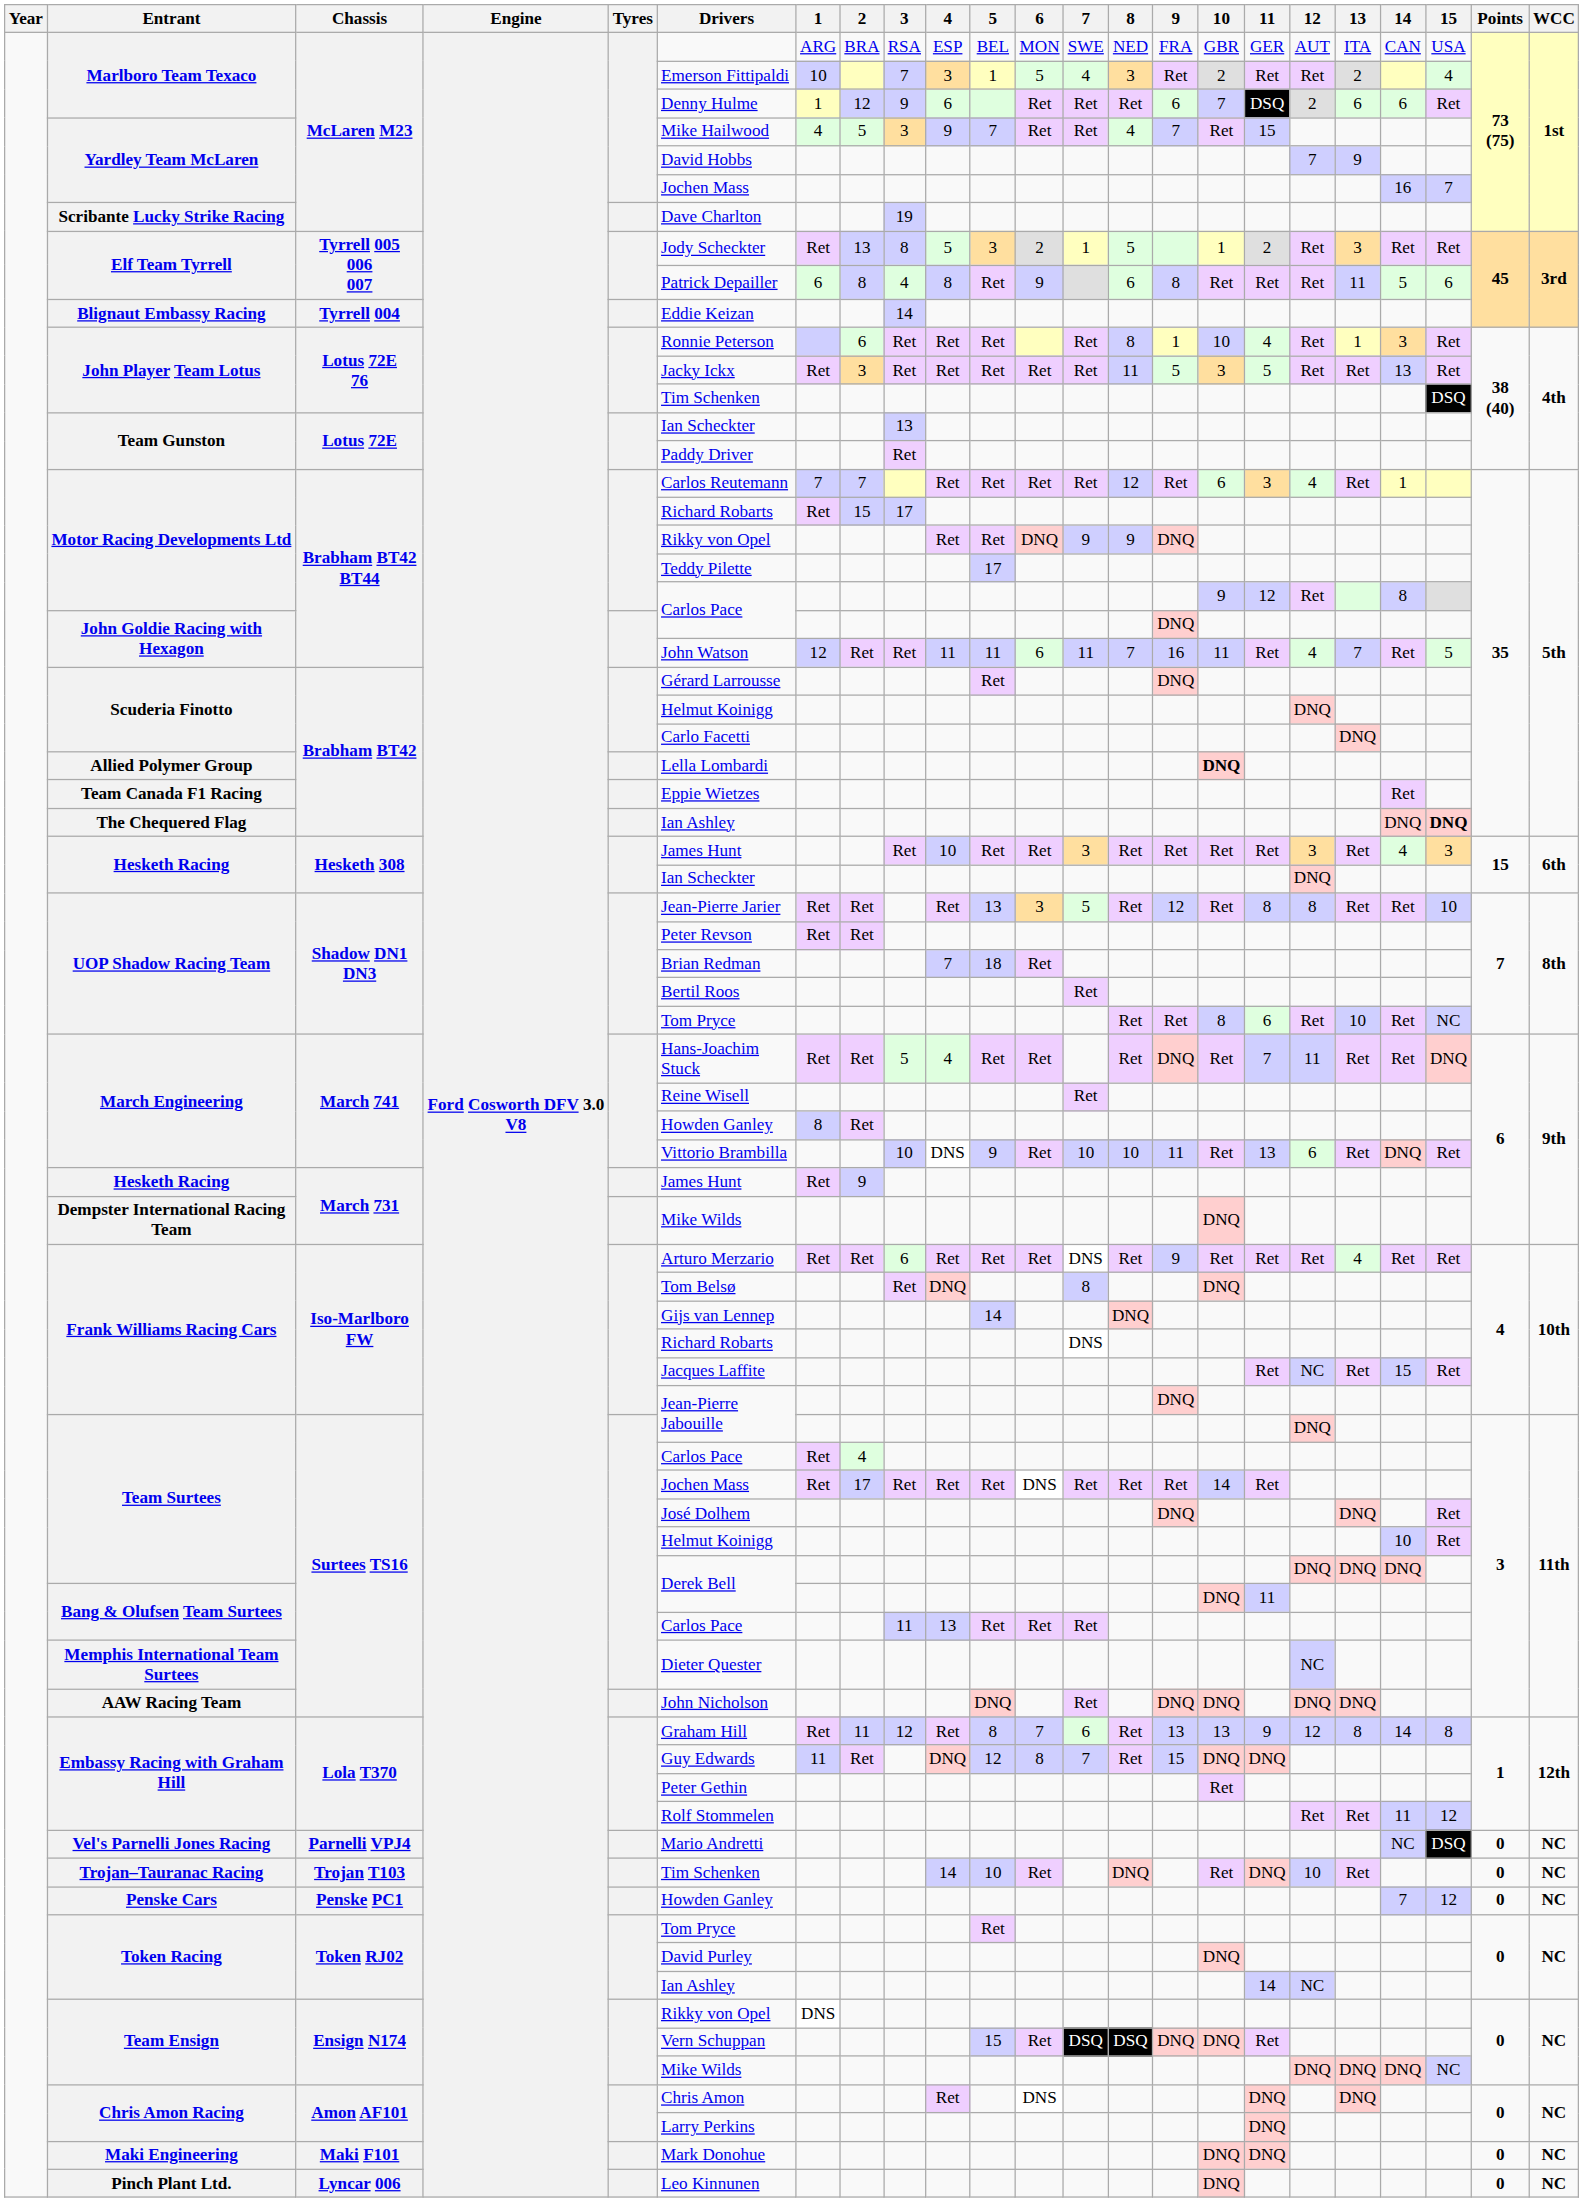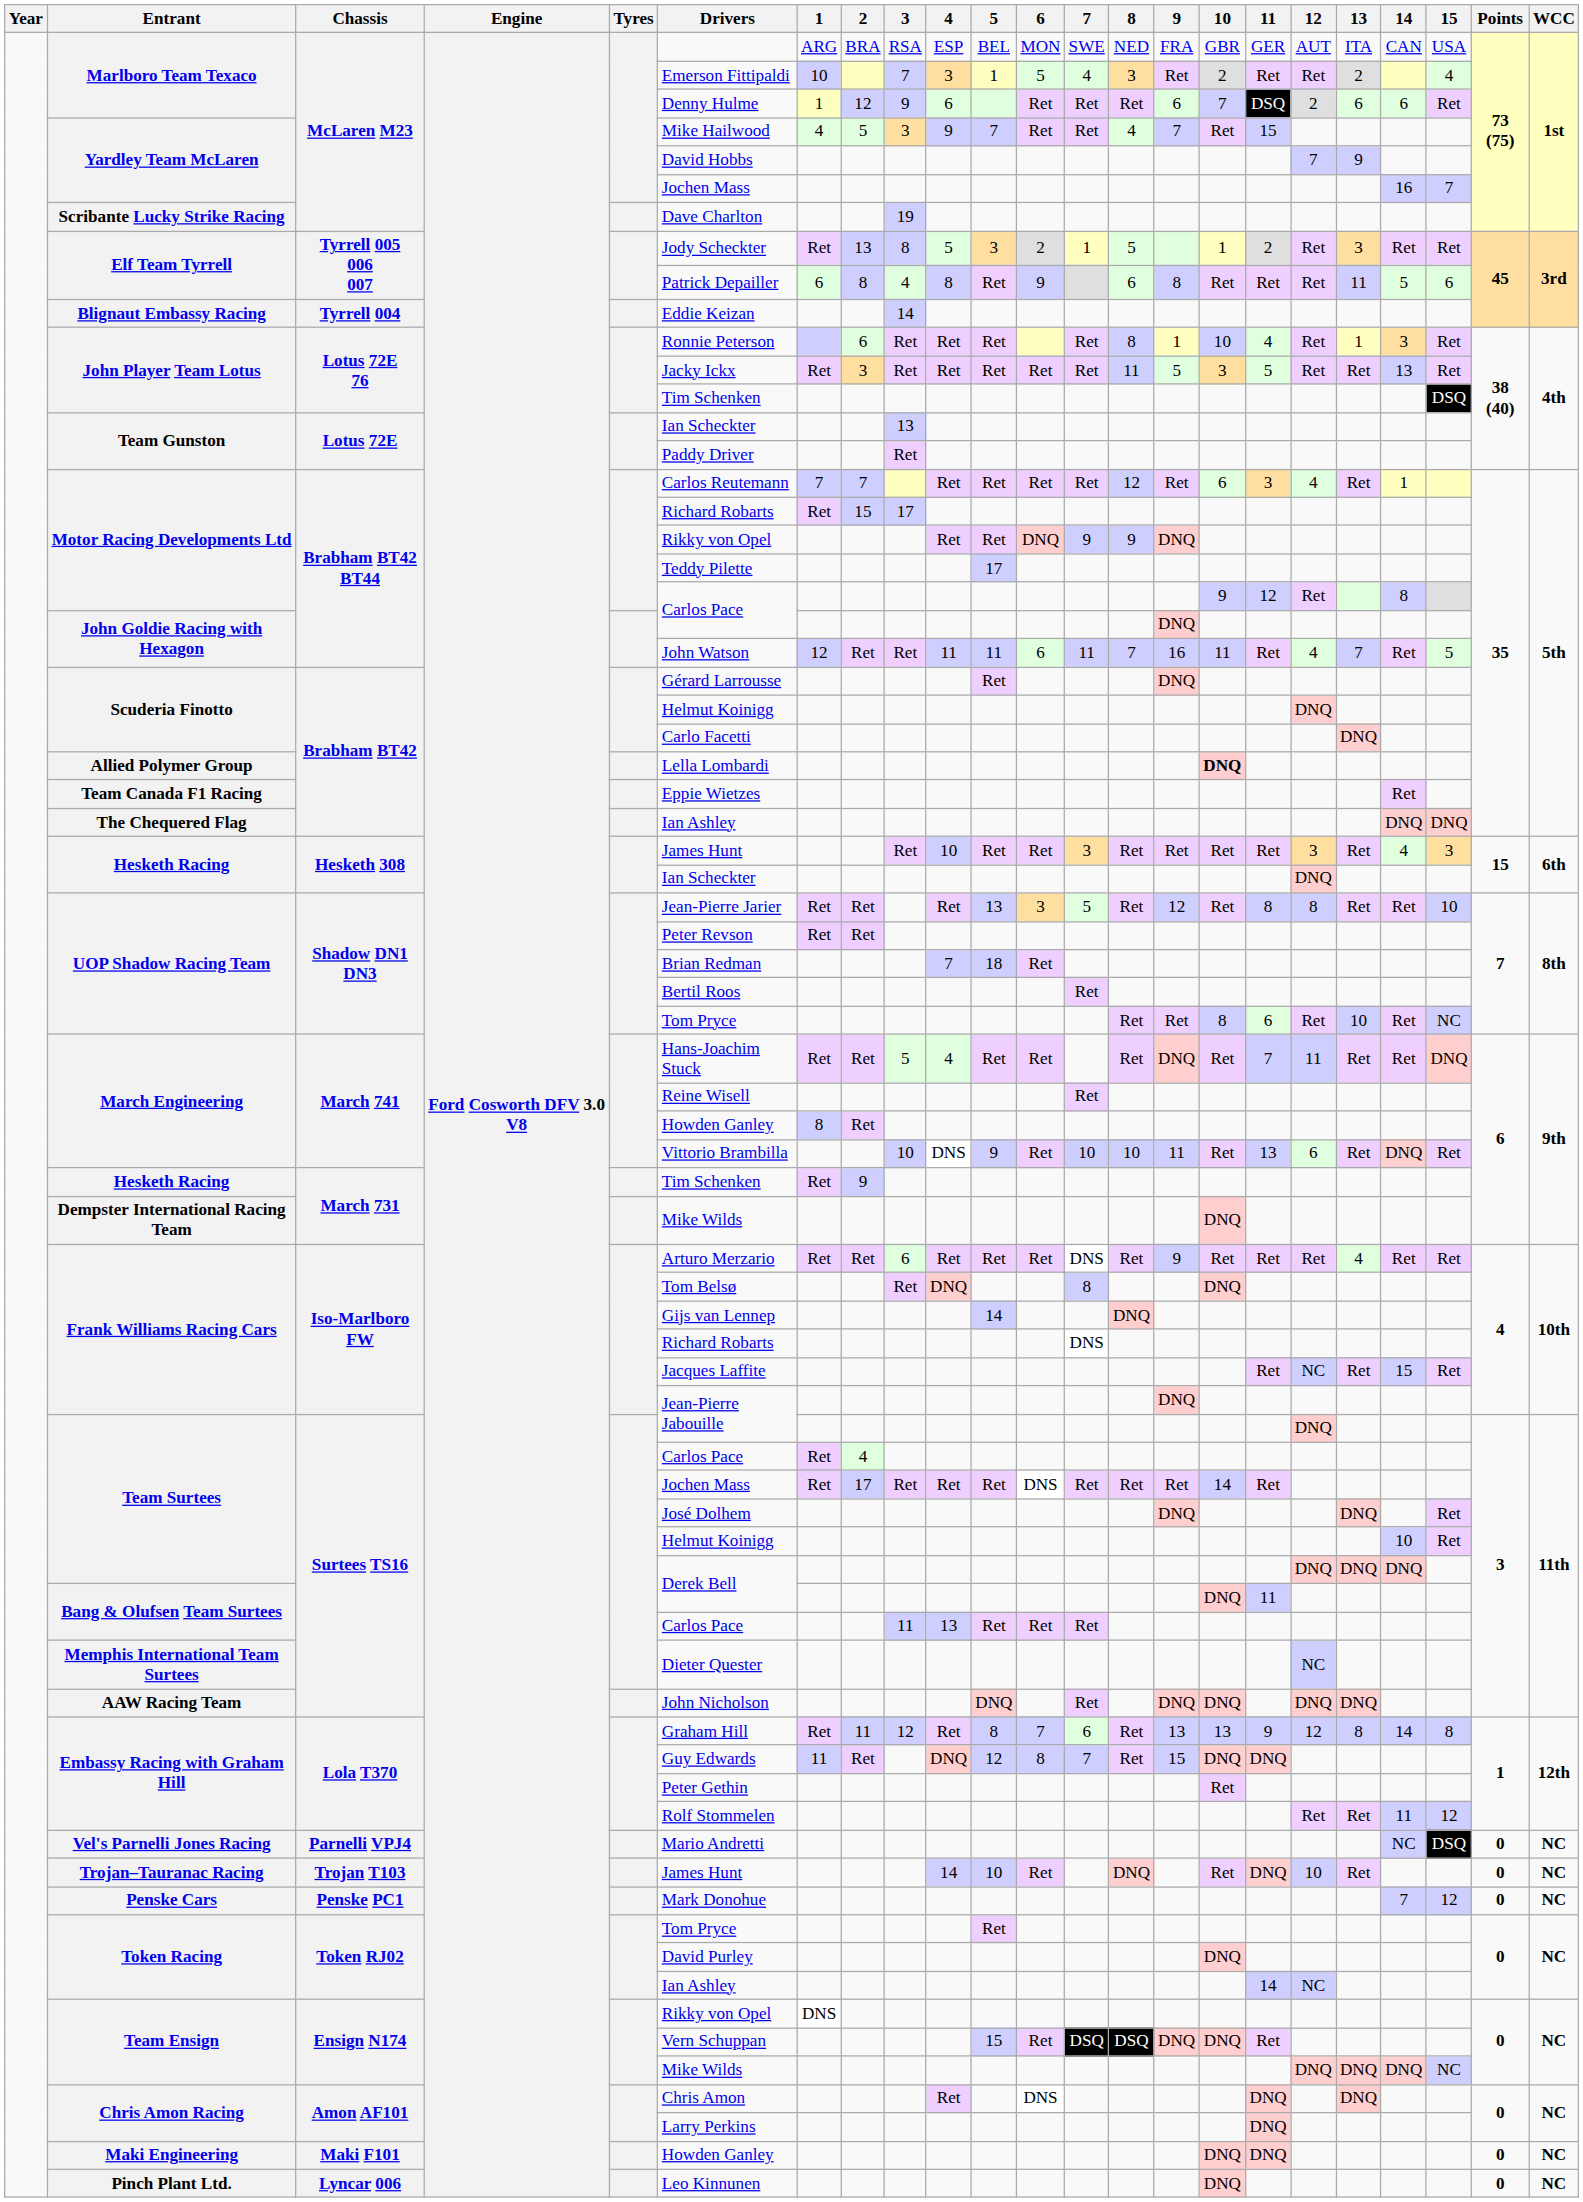(1448, 821) bold -> (1449, 821) normal
(701, 1181) James Hunt -> (711, 1181) Tim Schenken
(710, 1871) Tim Schenken -> (702, 1871) James Hunt
(717, 1900) Howden Ganley -> (714, 1900) Mark Donohue
(713, 2154) Mark Donohue -> (718, 2154) Howden Ganley
